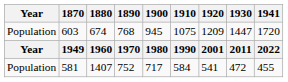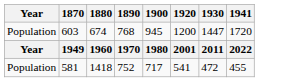- column: (185, 13)
(213, 31) 1209 -> (185, 31) 1200
(101, 67) 1407 -> (101, 67) 1418
